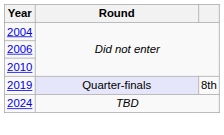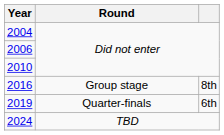+ row: (20, 86)
(117, 86) lavender background -> (117, 104) no background
(209, 86) 8th -> (209, 104) 6th
